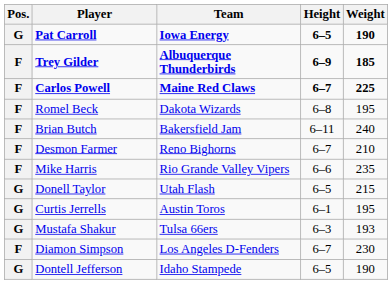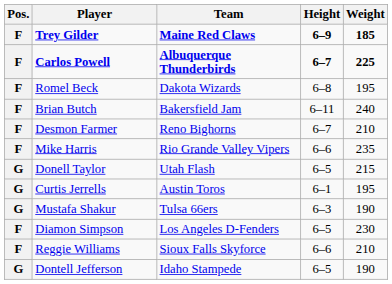- row: (66, 34)
(198, 61) Albuquerque Thunderbirds -> (207, 34) Maine Red Claws
(207, 88) Maine Red Claws -> (198, 61) Albuquerque Thunderbirds
(365, 229) 193 -> (365, 209) 190
(322, 249) 6–7 -> (322, 229) 6–5
+ row: (78, 249)
